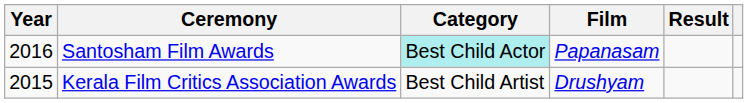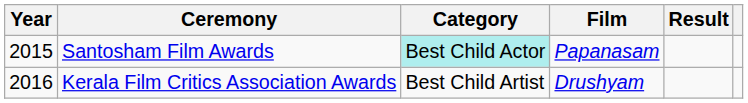(31, 51) 2016 -> (31, 51) 2015
(31, 82) 2015 -> (31, 82) 2016
